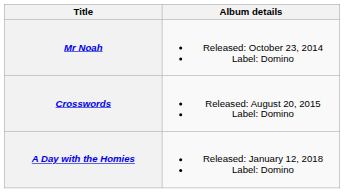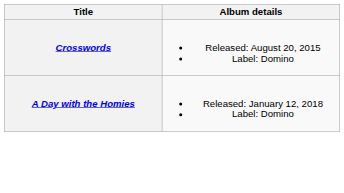- row: (83, 47)
